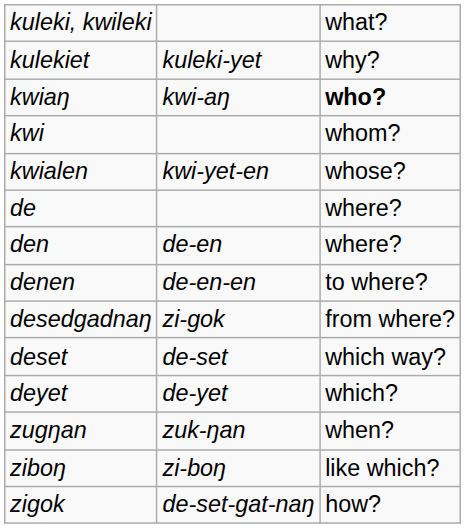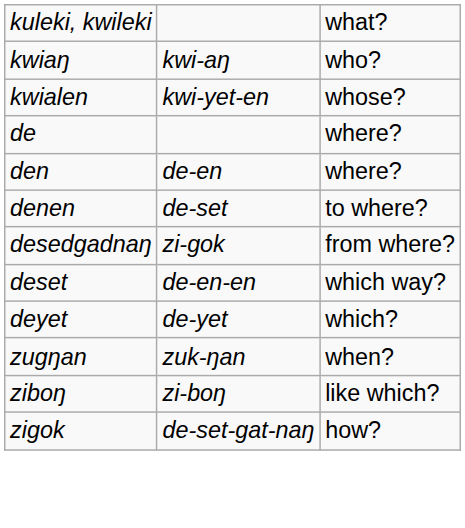- row: (50, 60)
(356, 97) bold -> (353, 60) normal
- row: (27, 134)
(209, 282) de-en-en -> (195, 208) de-set
(195, 356) de-set -> (209, 282) de-en-en
